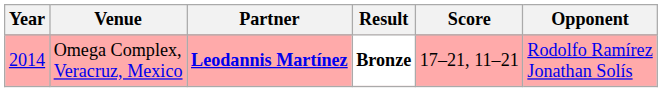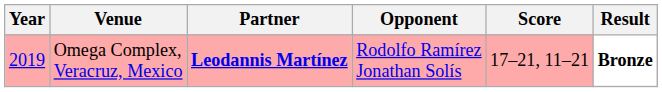columns swapped: (590, 19) <-> (384, 19)
(27, 60) 2014 -> (27, 60) 2019
